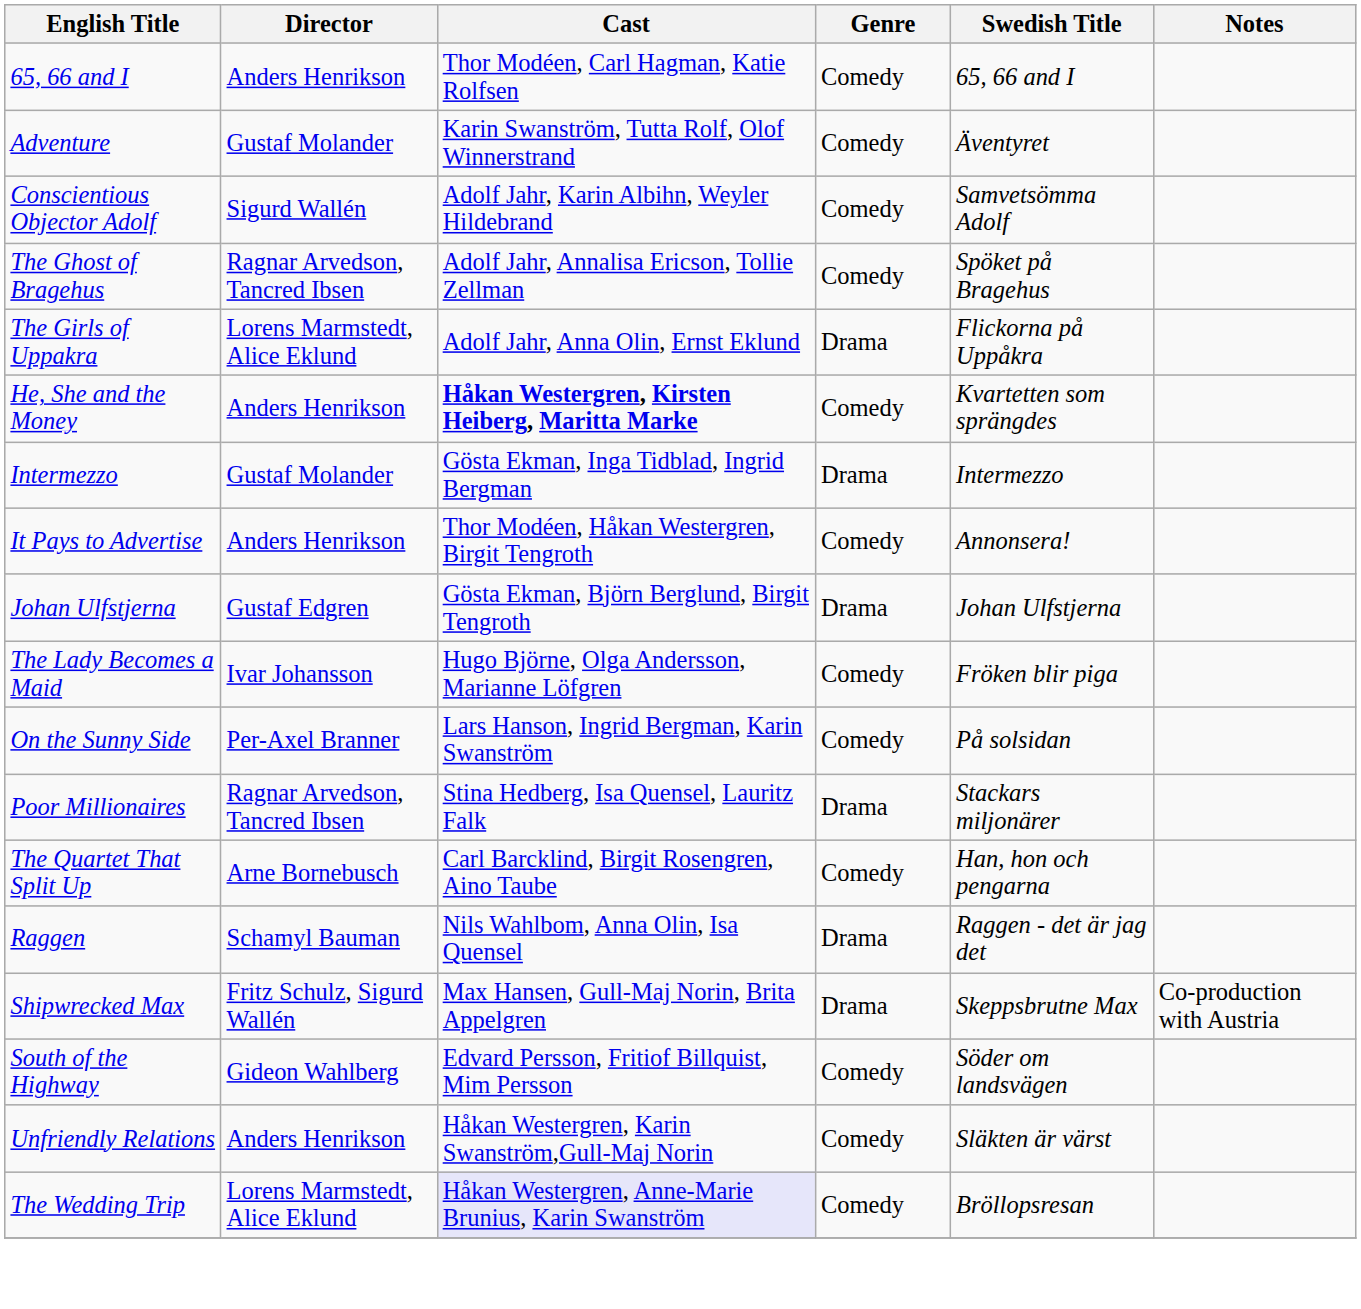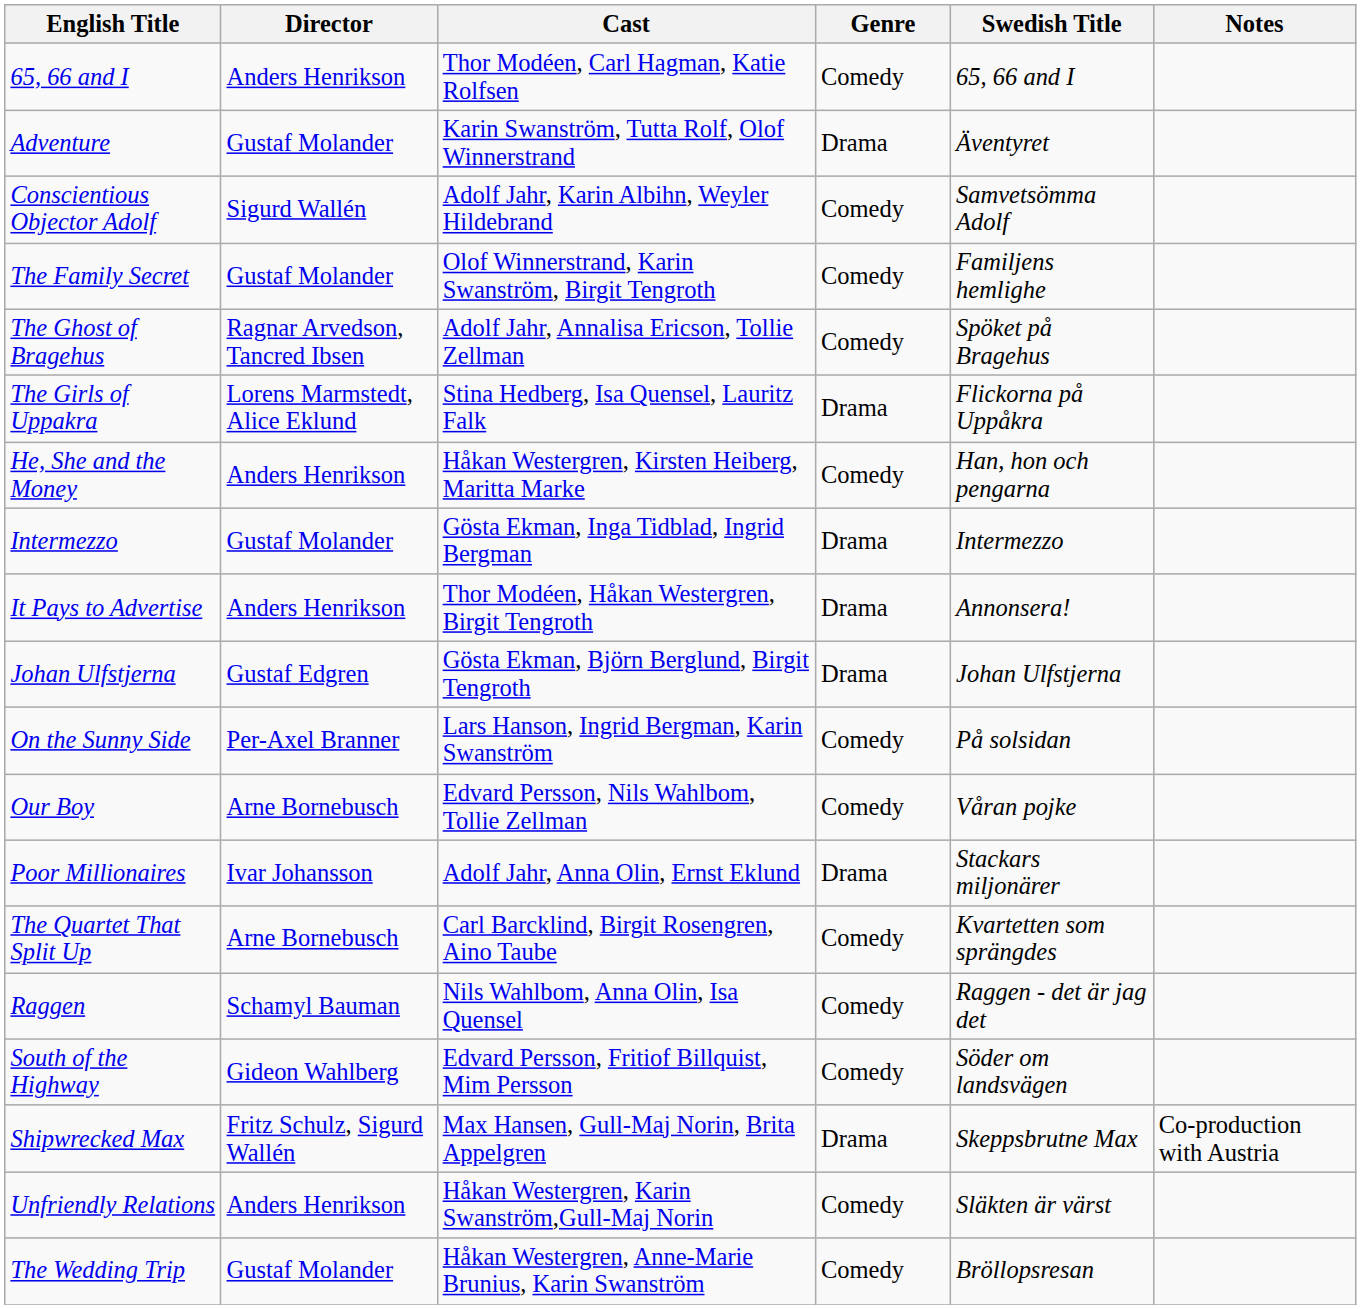(862, 142) Comedy -> (854, 142) Drama
+ row: (100, 275)
(621, 341) Adolf Jahr, Anna Olin, Ernst Eklund -> (618, 408) Stina Hedberg, Isa Quensel, Lauritz Falk
(587, 408) bold -> (620, 474) normal
(1031, 408) Kvartetten som sprängdes -> (1022, 474) Han, hon och pengarna
(862, 541) Comedy -> (854, 607) Drama
- row: (112, 673)
+ row: (52, 806)
(315, 806) Ragnar Arvedson, Tancred Ibsen -> (300, 872) Ivar Johansson
(618, 806) Stina Hedberg, Isa Quensel, Lauritz Falk -> (621, 872) Adolf Jahr, Anna Olin, Ernst Eklund
(1022, 872) Han, hon och pengarna -> (1031, 939) Kvartetten som sprängdes
(854, 939) Drama -> (862, 1005) Comedy
rows swapped: (97, 1005) <-> (69, 1071)
(320, 1204) Lorens Marmstedt, Alice Eklund -> (310, 1271) Gustaf Molander
(598, 1204) lavender background -> (598, 1271) no background
